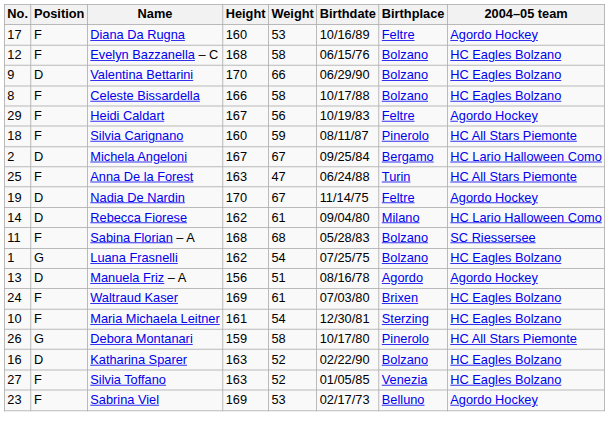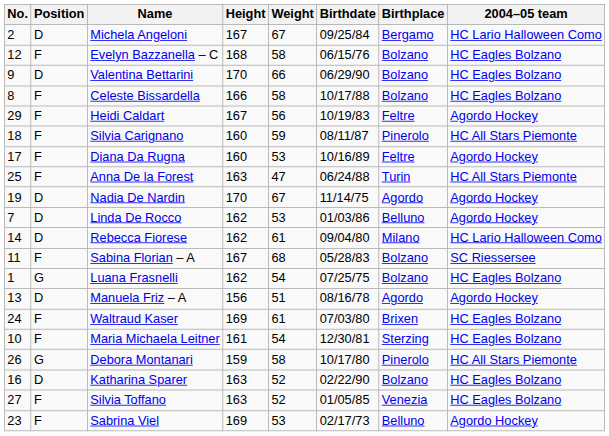rows swapped: (139, 156) <-> (138, 34)
(398, 197) Feltre -> (402, 197) Agordo
+ row: (136, 217)
(236, 237) 168 -> (236, 258) 167
